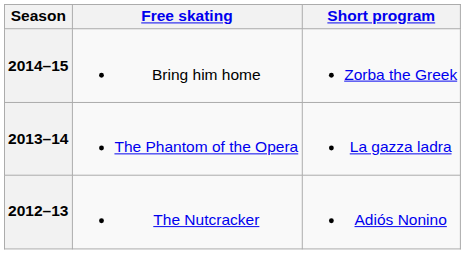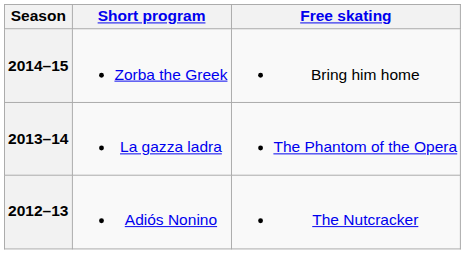columns swapped: (381, 16) <-> (187, 16)
